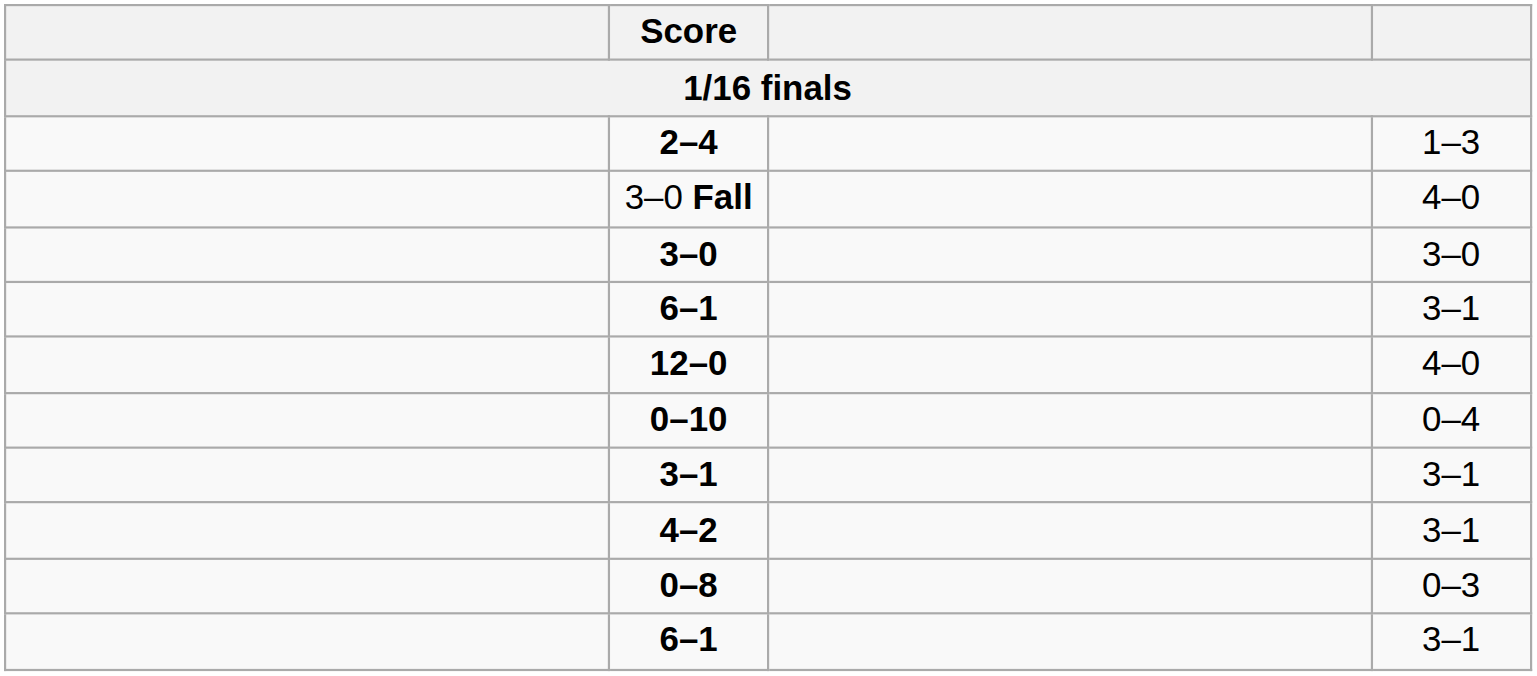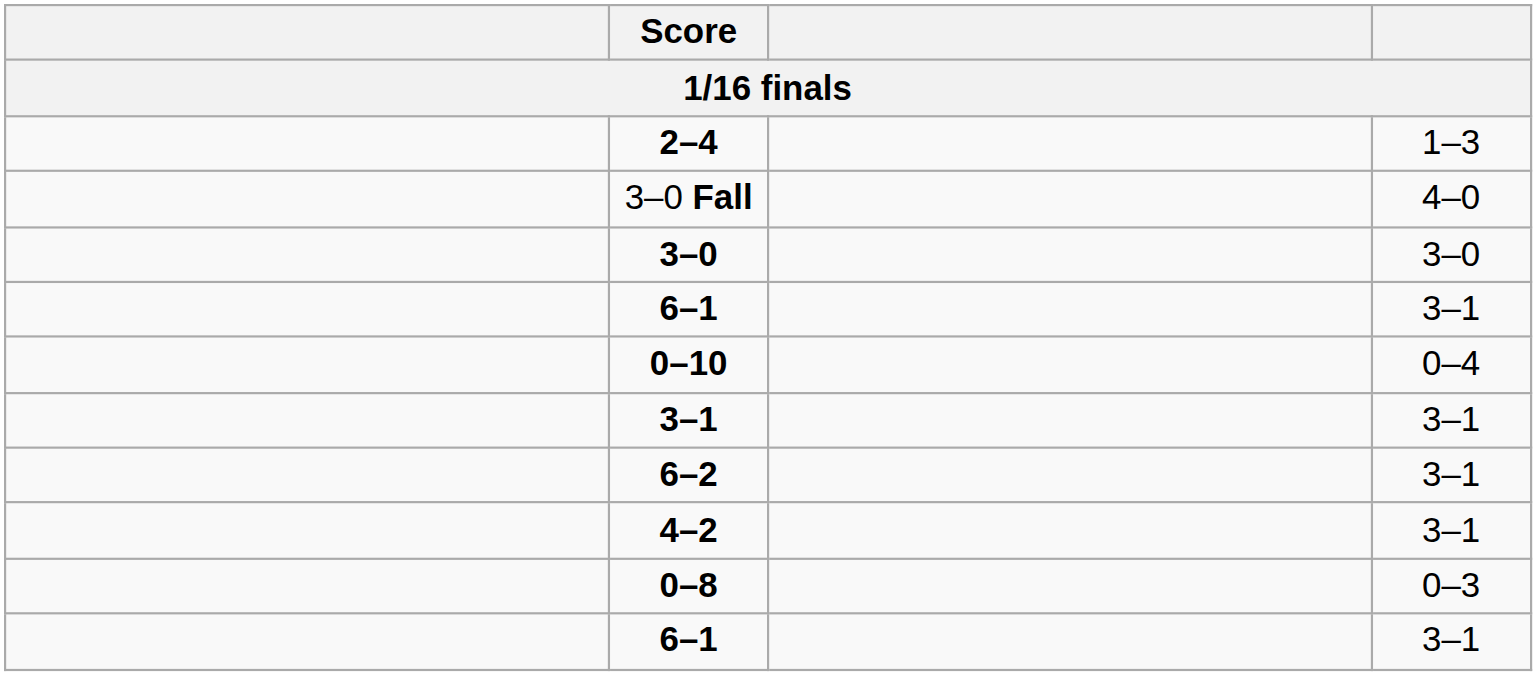- row: (689, 364)
+ row: (689, 474)
